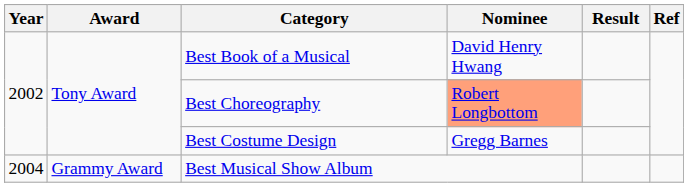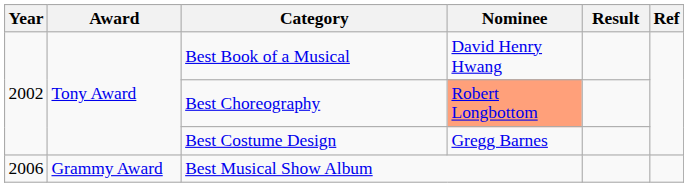(26, 168) 2004 -> (26, 168) 2006
